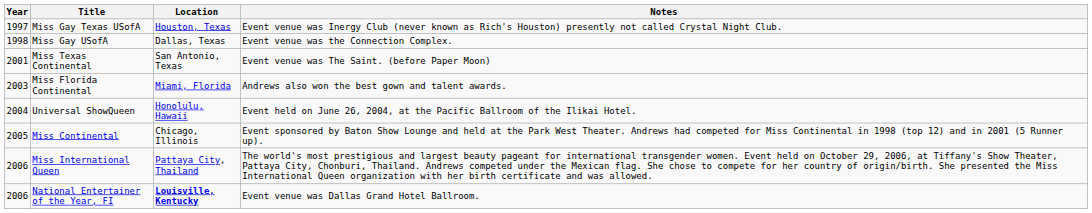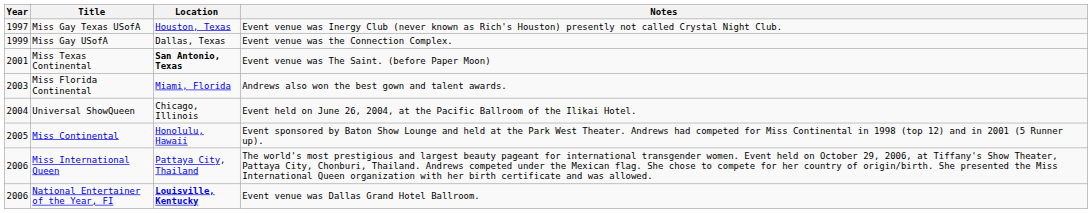(17, 41) 1998 -> (17, 41) 1999
(188, 61) normal -> (188, 61) bold
(180, 111) Honolulu, Hawaii -> (177, 111) Chicago, Illinois
(177, 136) Chicago, Illinois -> (180, 136) Honolulu, Hawaii
